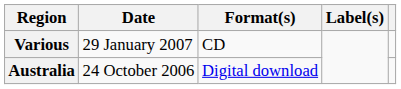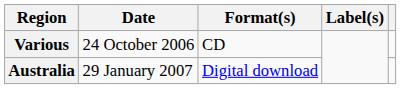(138, 44) 29 January 2007 -> (139, 44) 24 October 2006
(139, 70) 24 October 2006 -> (138, 70) 29 January 2007
